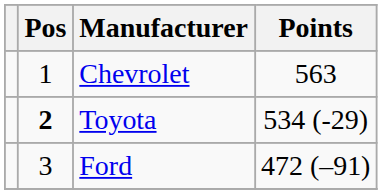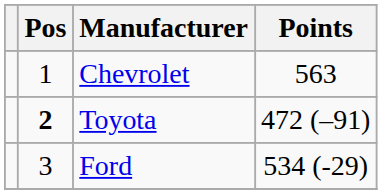(316, 119) 534 (-29) -> (316, 119) 472 (–91)
(316, 166) 472 (–91) -> (316, 166) 534 (-29)
